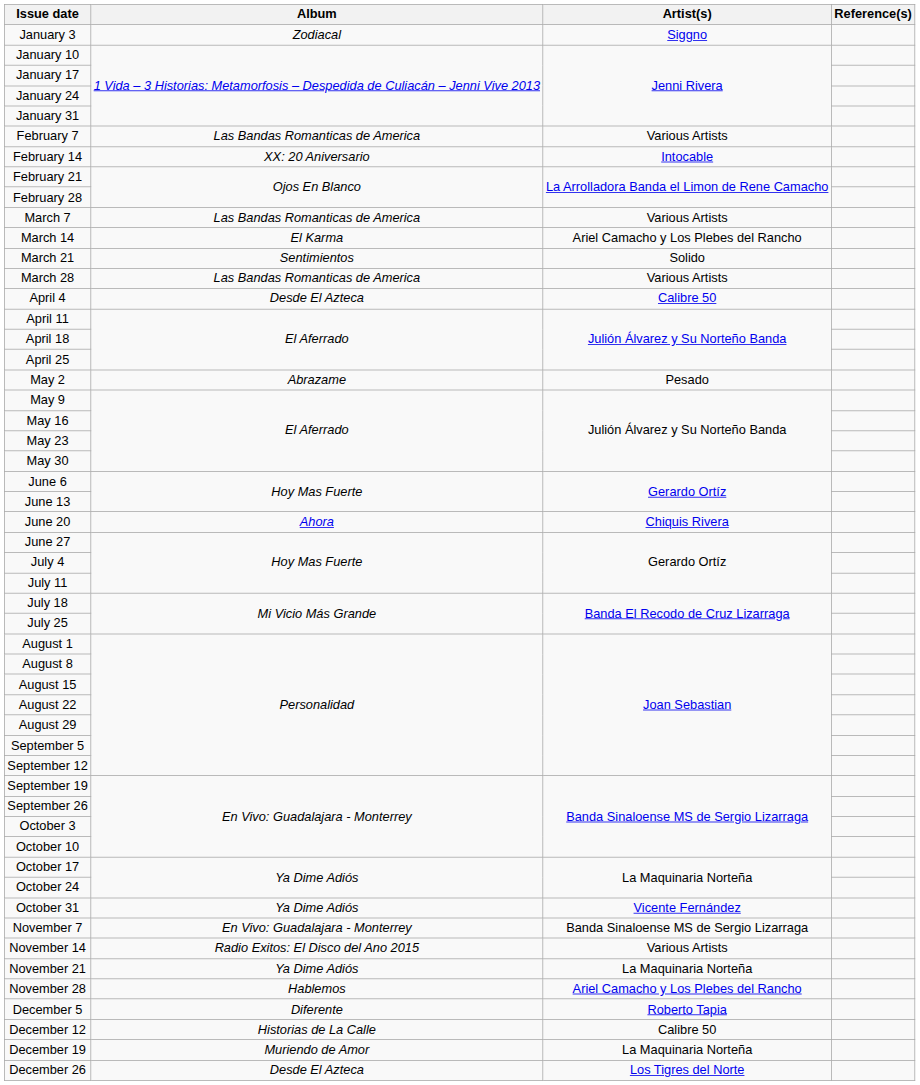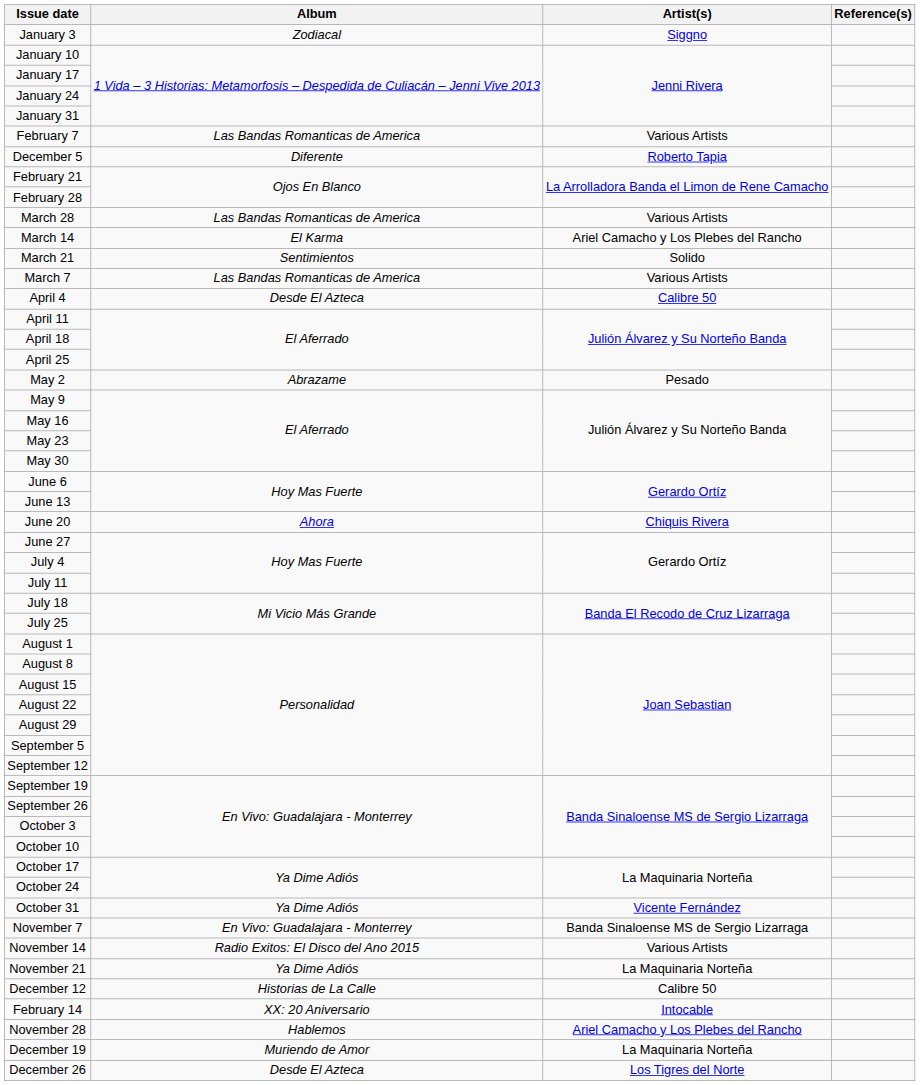rows swapped: (48, 156) <-> (48, 1009)
rows swapped: (48, 217) <-> (48, 278)
rows swapped: (48, 989) <-> (48, 1029)
